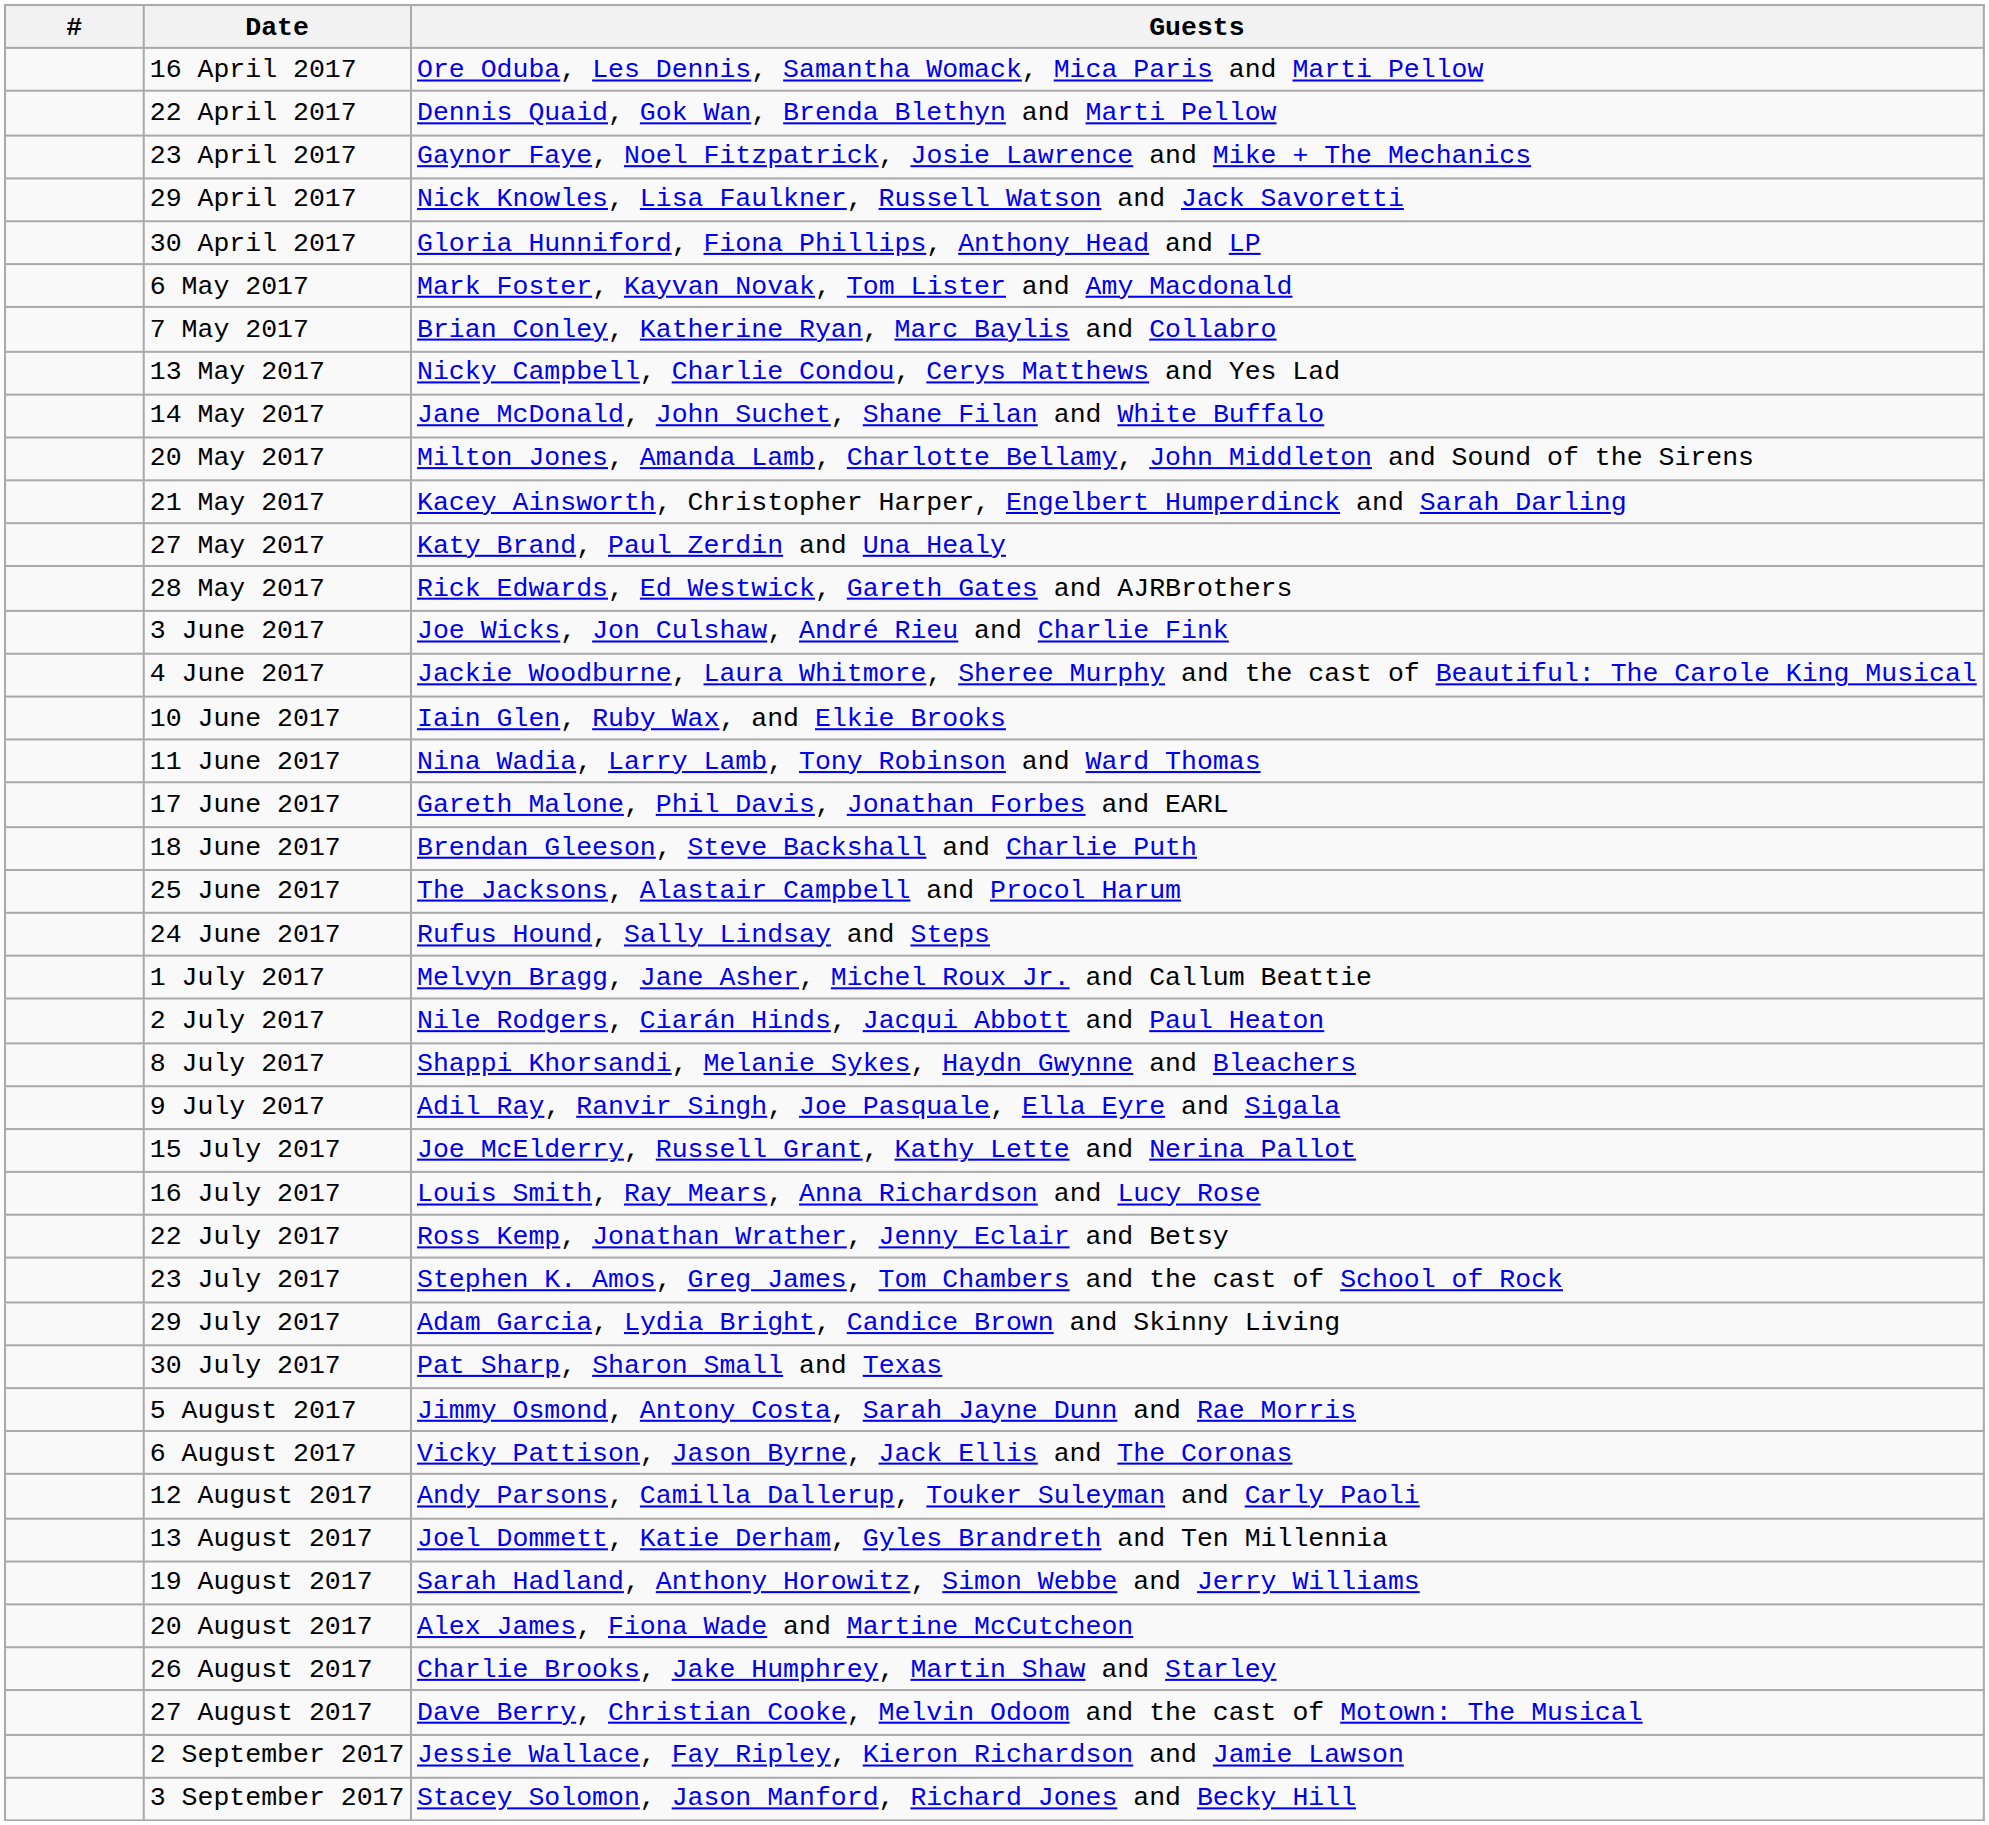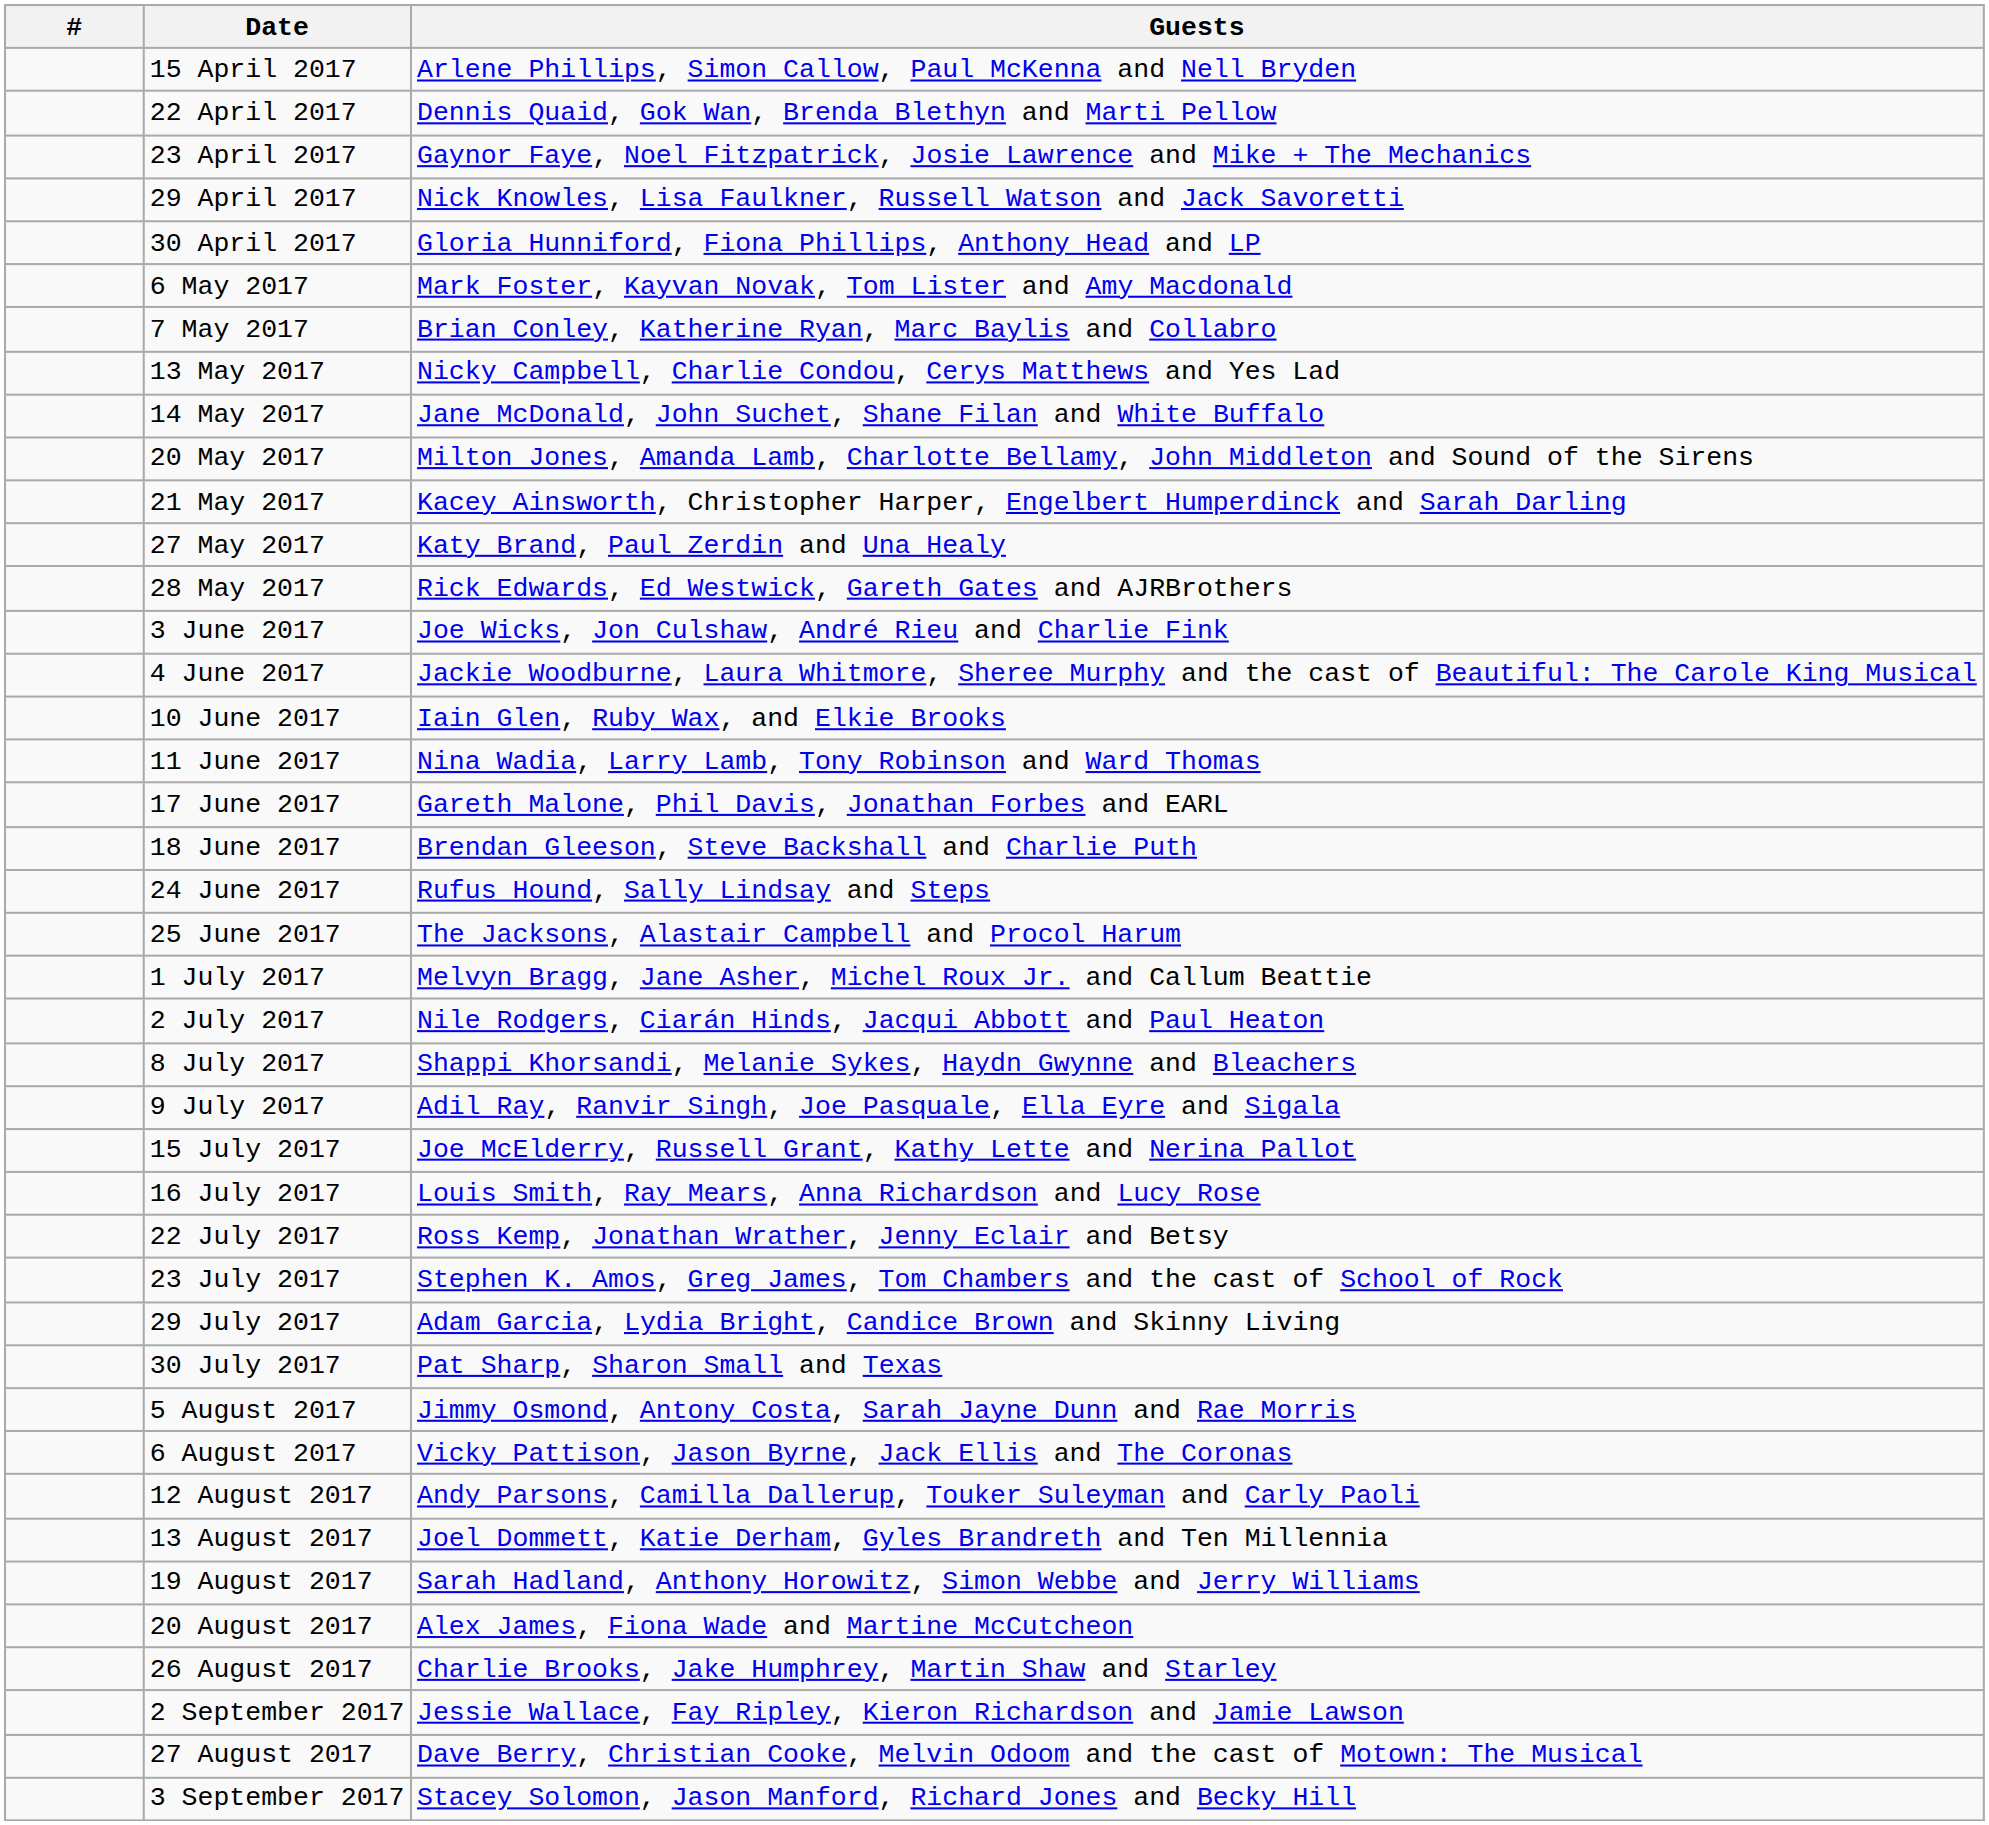+ row: (253, 70)
- row: (253, 70)
rows swapped: (245, 934) <-> (245, 891)
rows swapped: (261, 1712) <-> (277, 1756)
